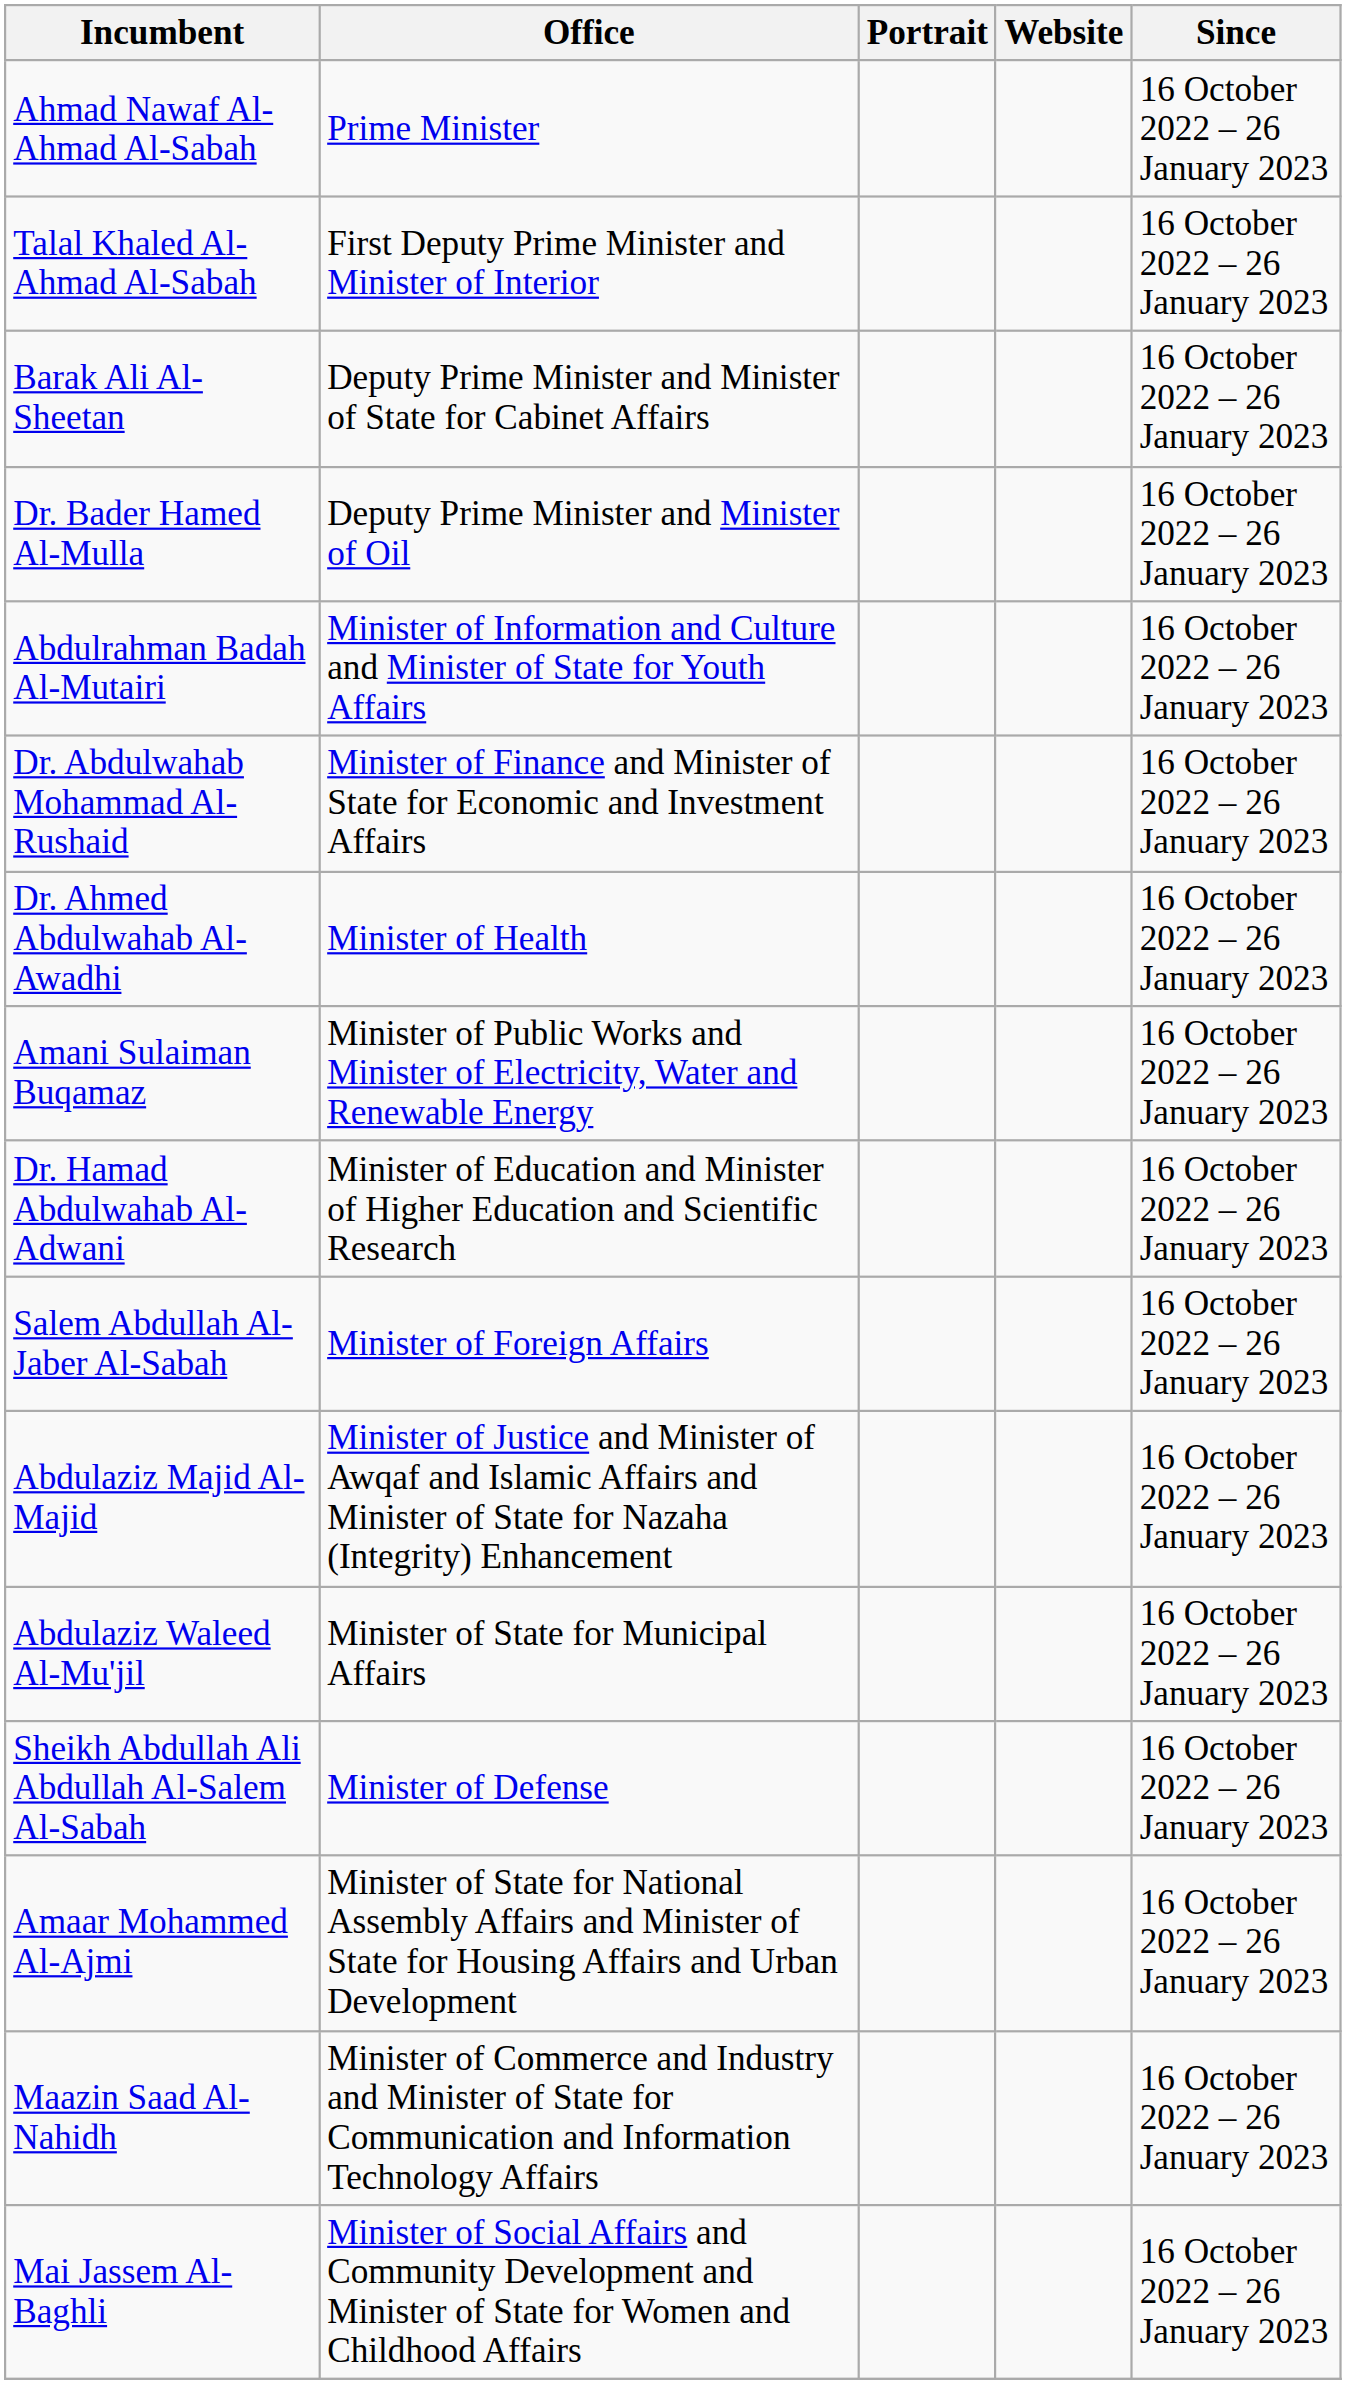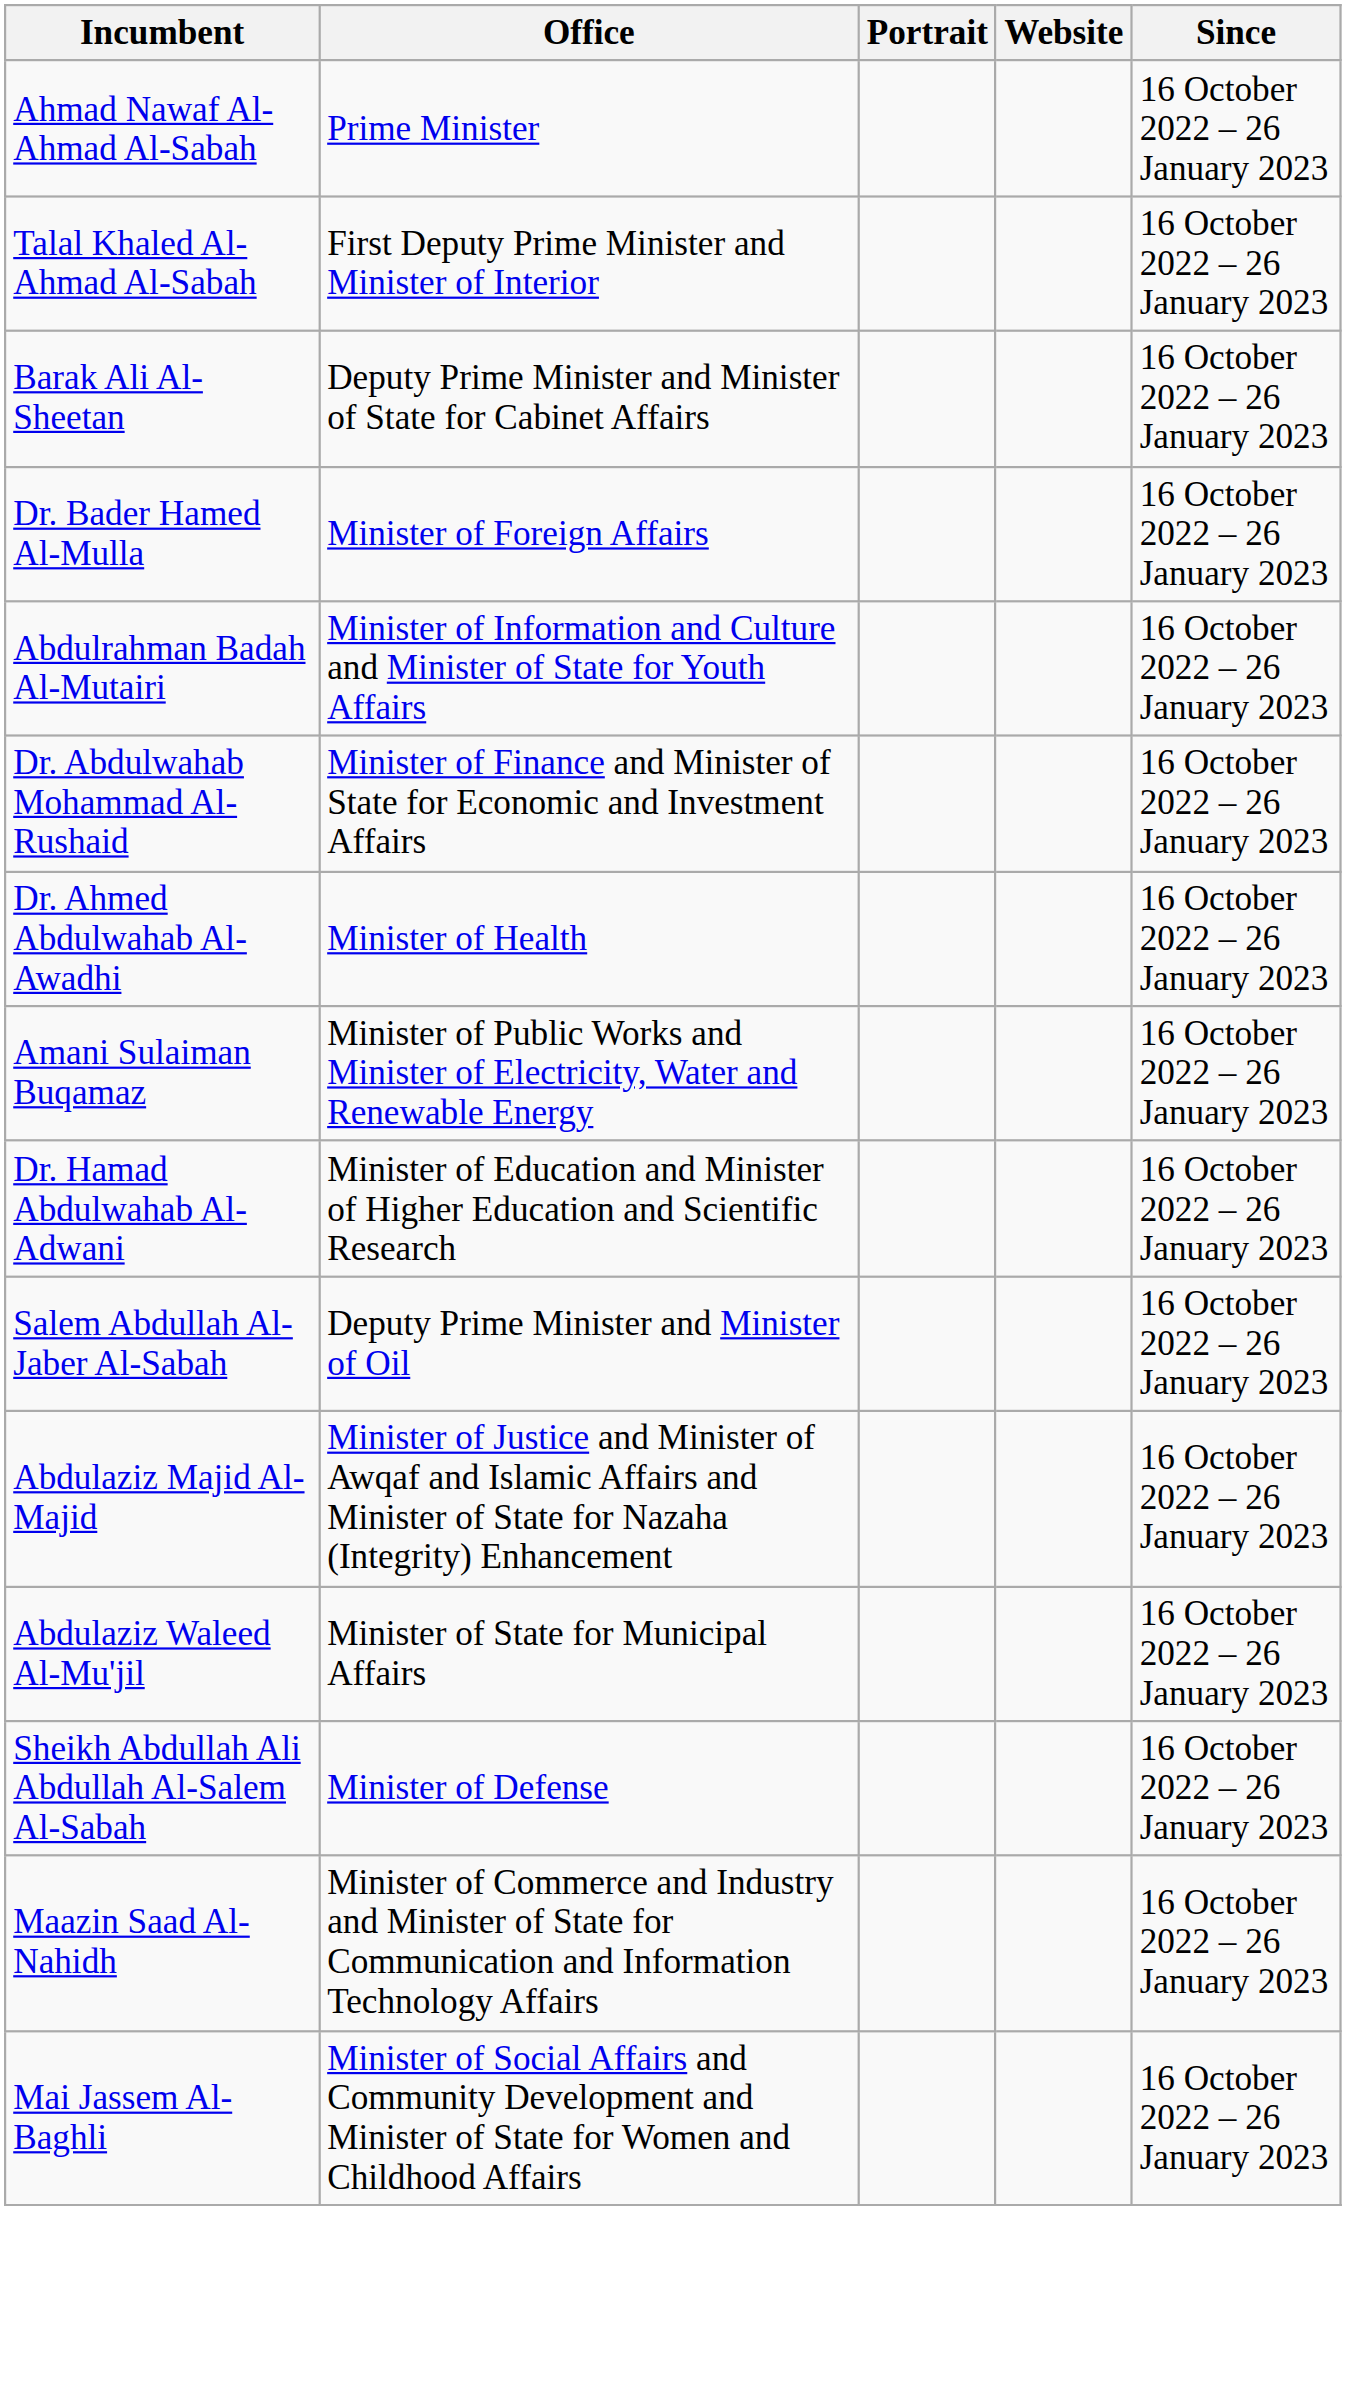(583, 532) Deputy Prime Minister and Minister of Oil -> (518, 532) Minister of Foreign Affairs
(518, 1343) Minister of Foreign Affairs -> (583, 1343) Deputy Prime Minister and Minister of Oil
- row: (151, 1942)
